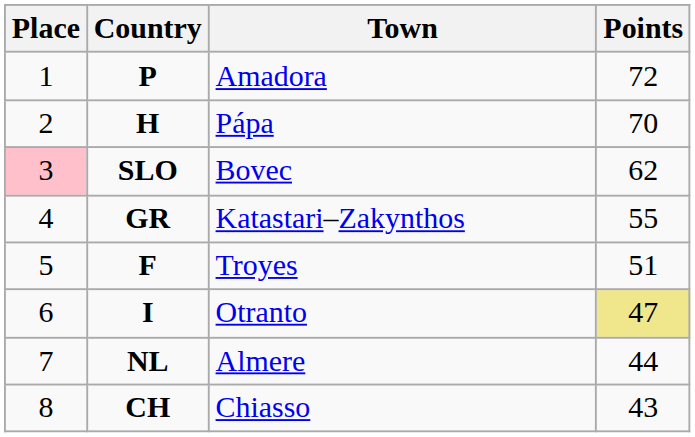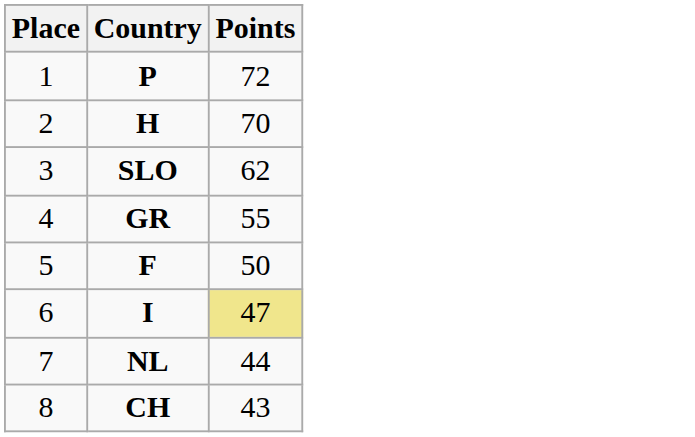- column: (403, 28)
(46, 170) pink background -> (46, 170) no background
(643, 265) 51 -> (255, 265) 50
